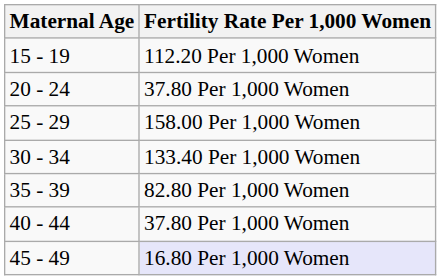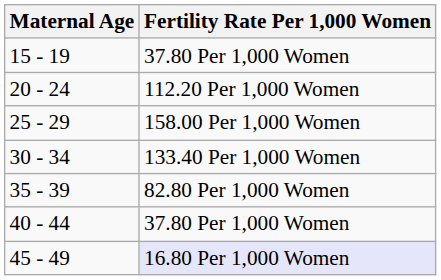(252, 55) 112.20 Per 1,000 Women -> (247, 55) 37.80 Per 1,000 Women
(247, 88) 37.80 Per 1,000 Women -> (252, 88) 112.20 Per 1,000 Women
